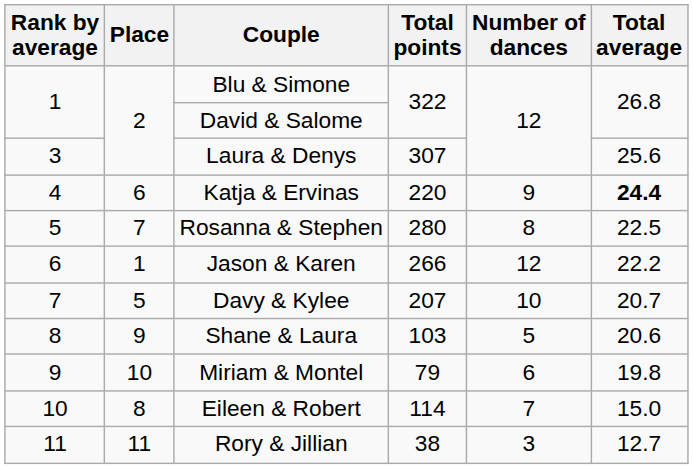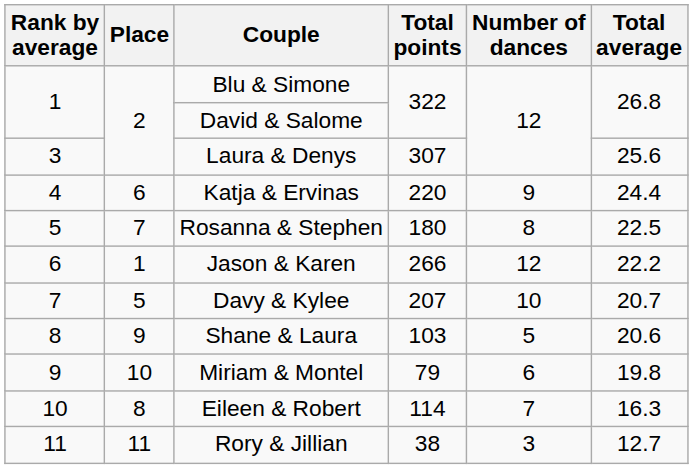(639, 192) bold -> (639, 192) normal
(427, 228) 280 -> (427, 228) 180
(639, 408) 15.0 -> (639, 408) 16.3
